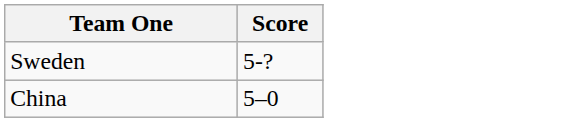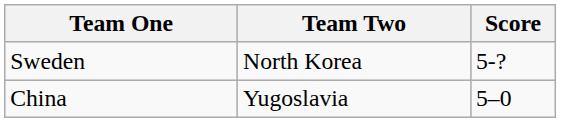+ column: (354, 23)
